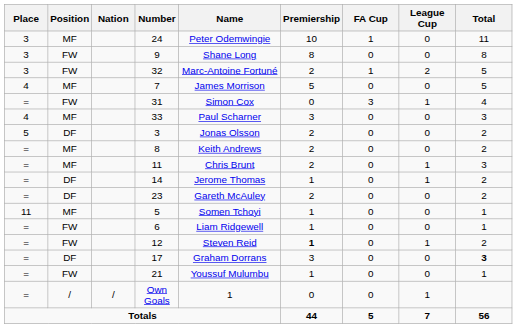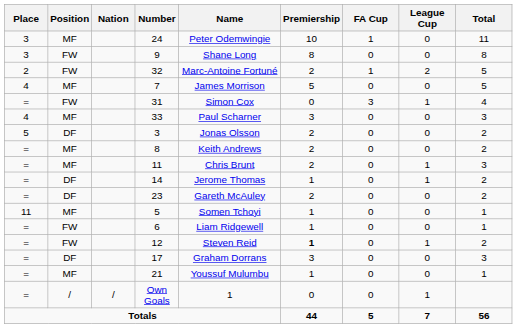(26, 70) 3 -> (26, 70) 2
(484, 258) bold -> (484, 258) normal
(70, 274) FW -> (70, 274) MF
